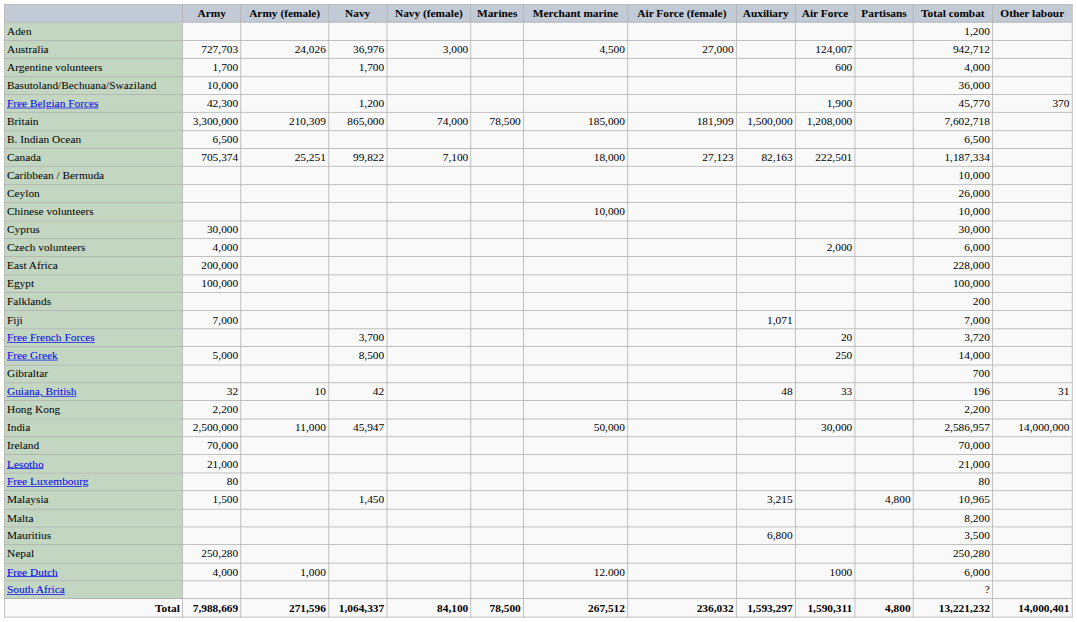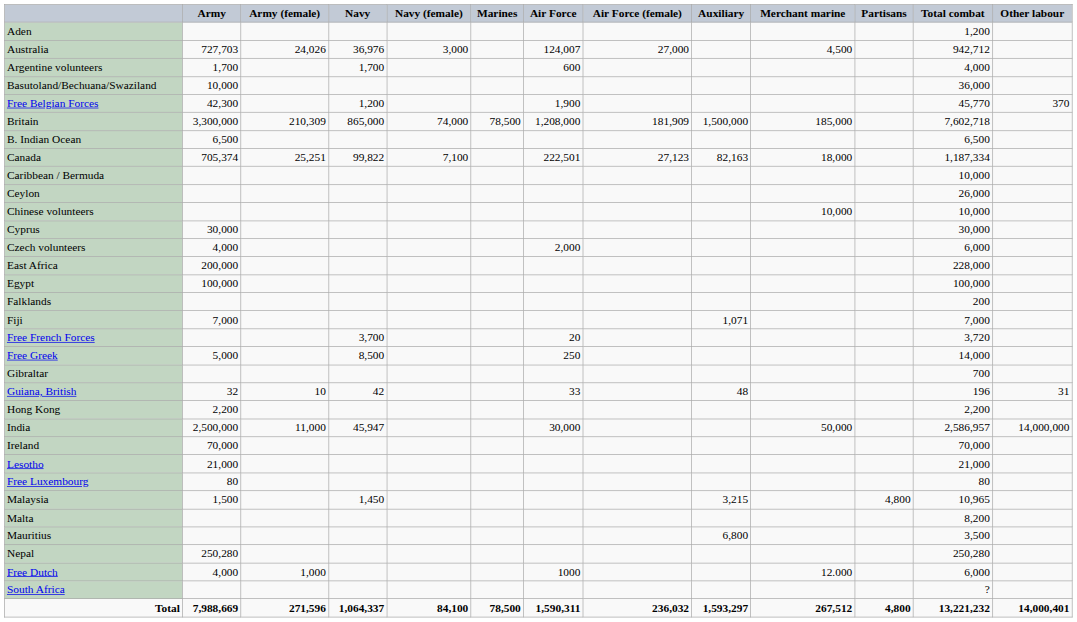columns swapped: (825, 13) <-> (575, 13)
